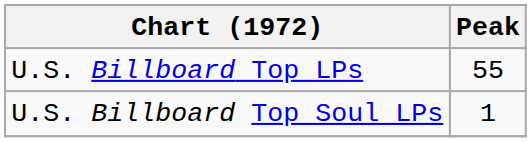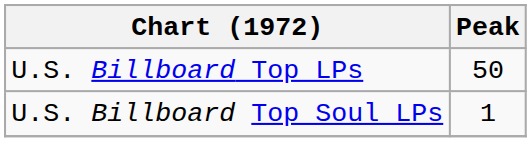(488, 70) 55 -> (488, 70) 50
